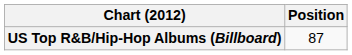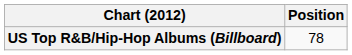(316, 38) 87 -> (316, 38) 78
